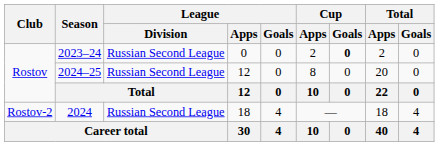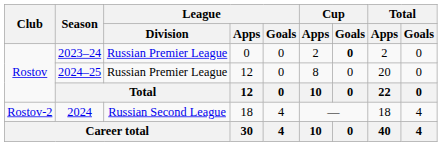(166, 53) Russian Second League -> (167, 53) Russian Premier League
(166, 72) Russian Second League -> (167, 72) Russian Premier League
